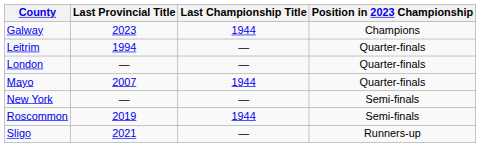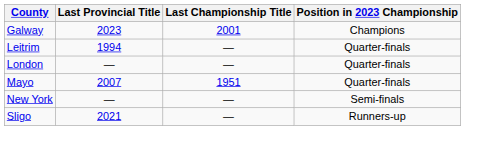(244, 30) 1944 -> (229, 30) 2001
(244, 82) 1944 -> (229, 82) 1951
- row: (37, 116)
